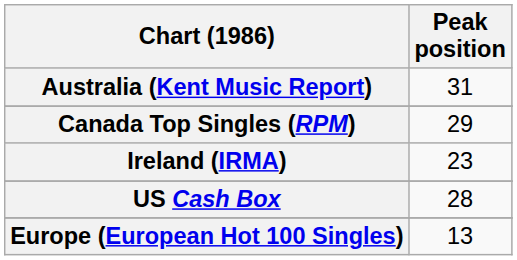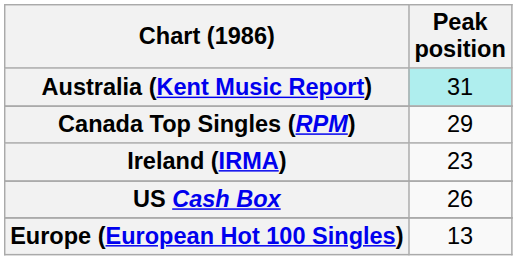(460, 86) no background -> (460, 86) paleturquoise background
(460, 198) 28 -> (460, 198) 26
